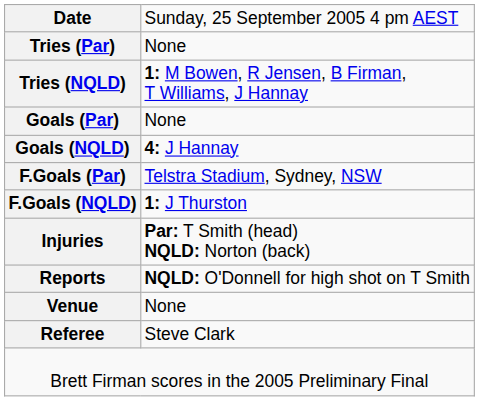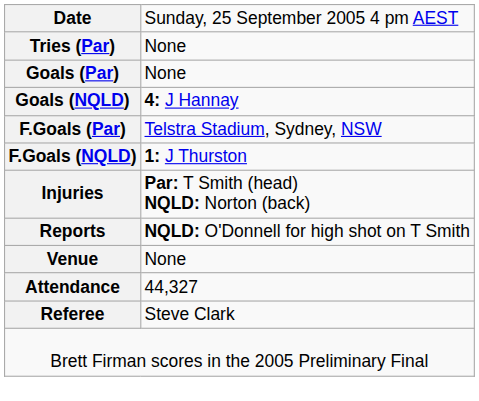- row: (73, 83)
+ row: (73, 286)
